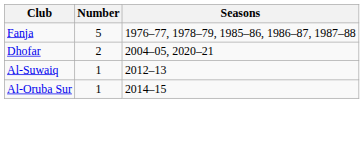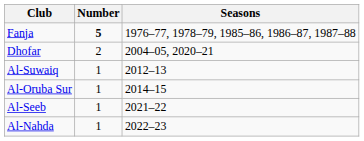(98, 32) normal -> (98, 32) bold
+ row: (27, 107)
+ row: (30, 126)
